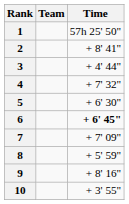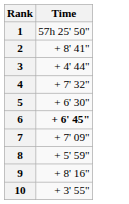- column: (51, 13)
